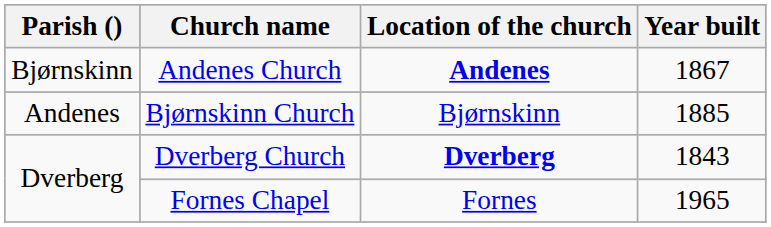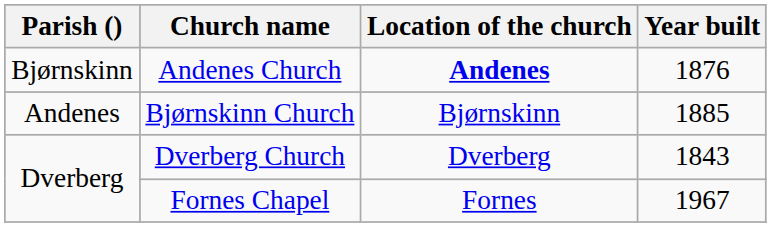(702, 69) 1867 -> (702, 69) 1876
(499, 156) bold -> (499, 156) normal
(702, 199) 1965 -> (702, 199) 1967
